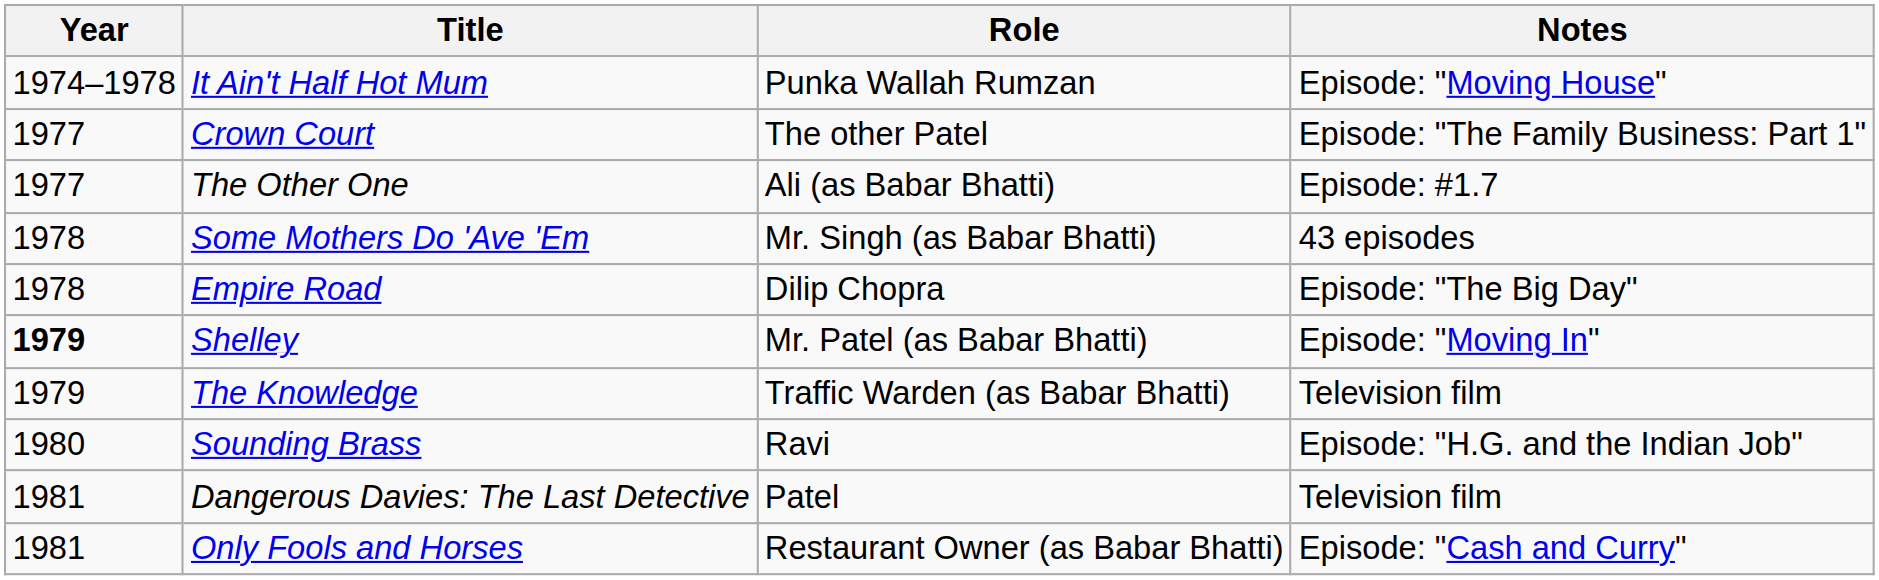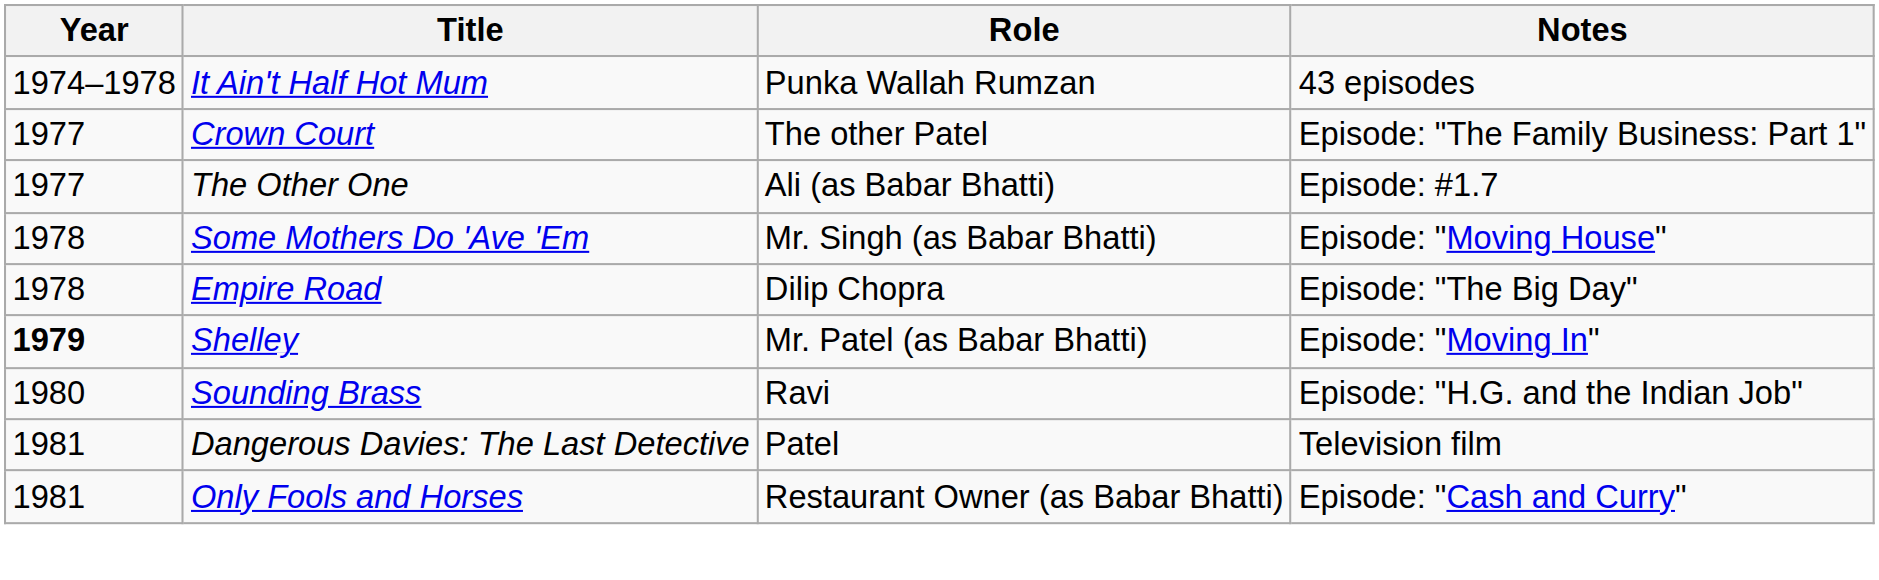(1483, 82) Episode: "Moving House" -> (1387, 82) 43 episodes
(1387, 237) 43 episodes -> (1483, 237) Episode: "Moving House"
- row: (304, 392)
